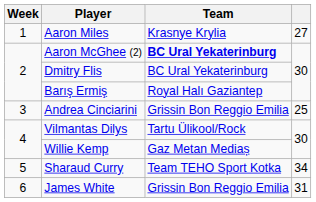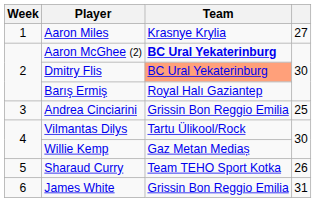(208, 71) no background -> (208, 71) lightsalmon background
(301, 168) 34 -> (301, 168) 26
